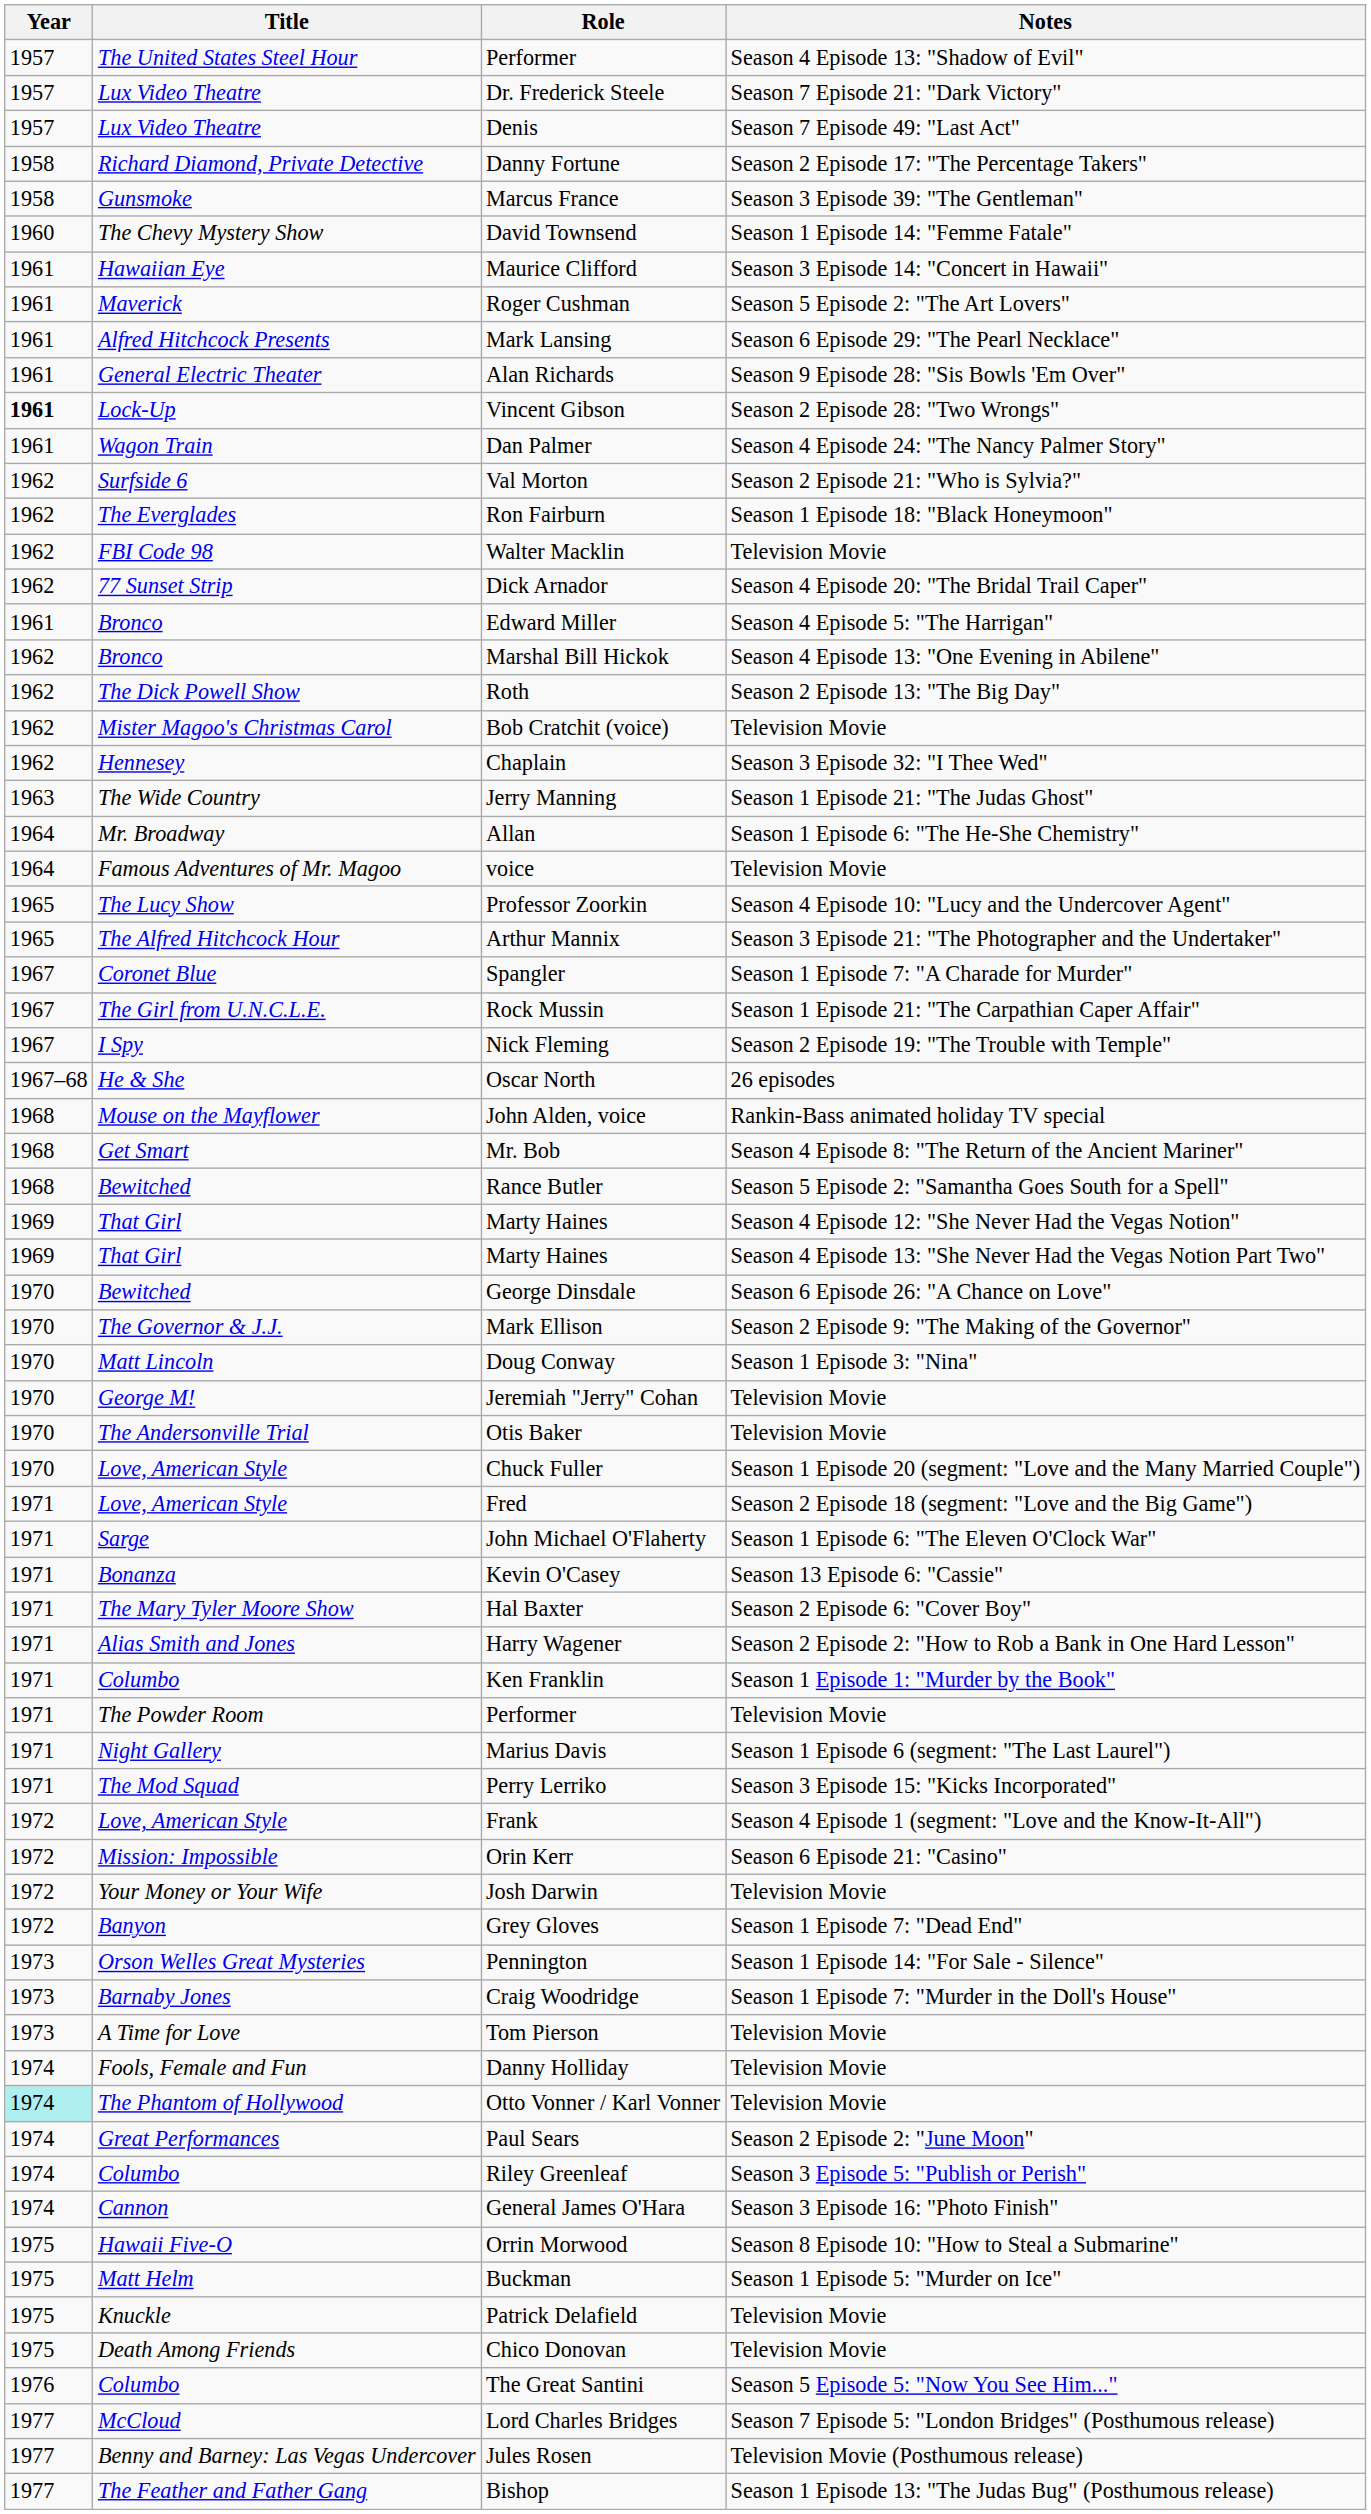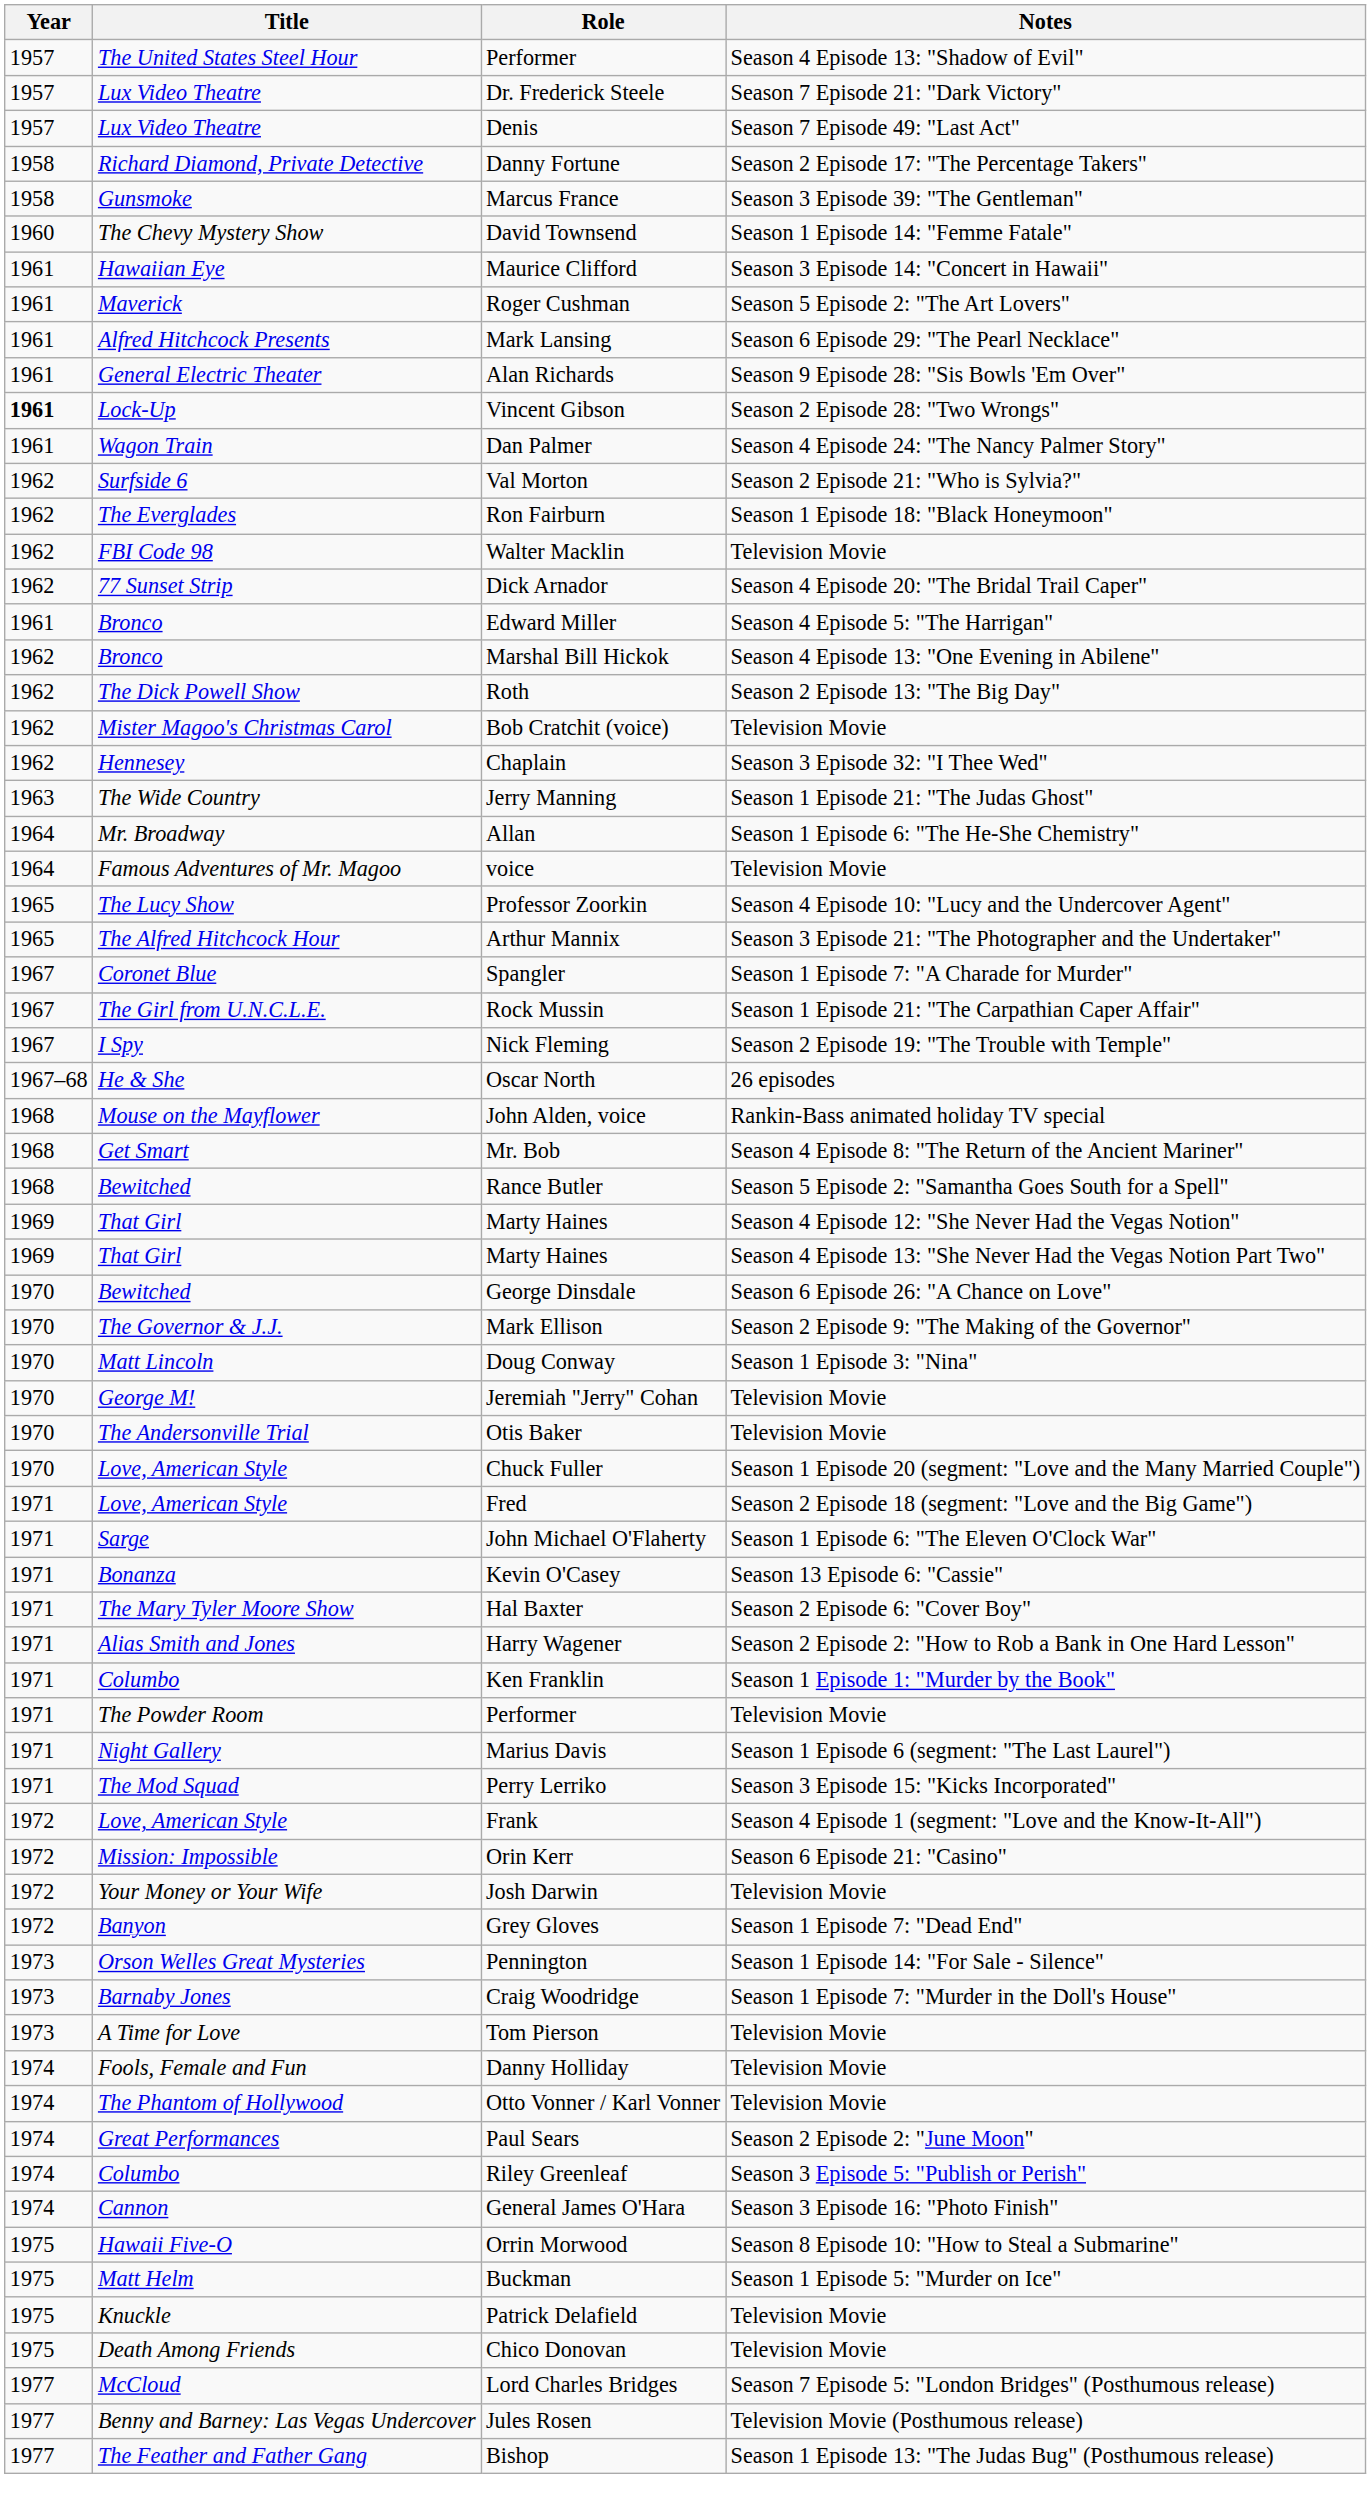(32, 2103) paleturquoise background -> (32, 2103) no background
- row: (565, 2385)
